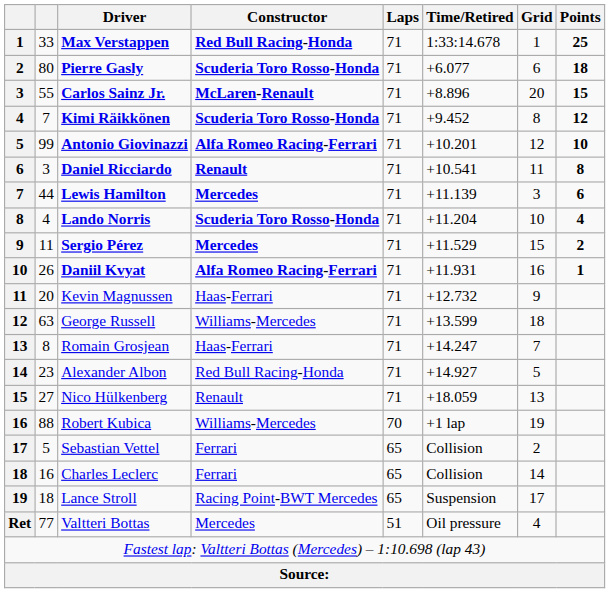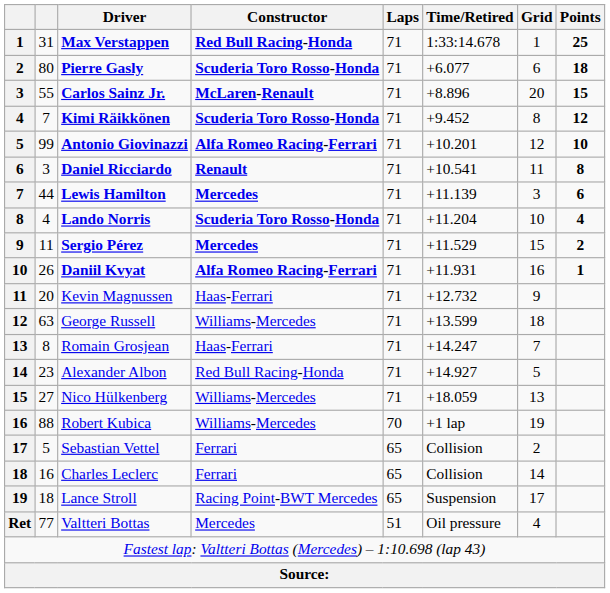(46, 42) 33 -> (46, 42) 31
(219, 397) Renault -> (255, 397) Williams-Mercedes
